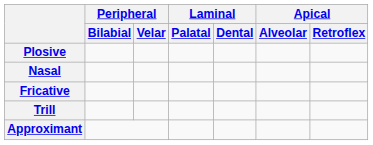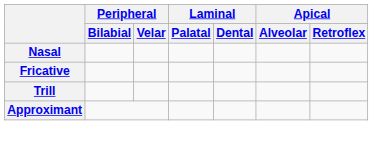- row: (45, 52)
